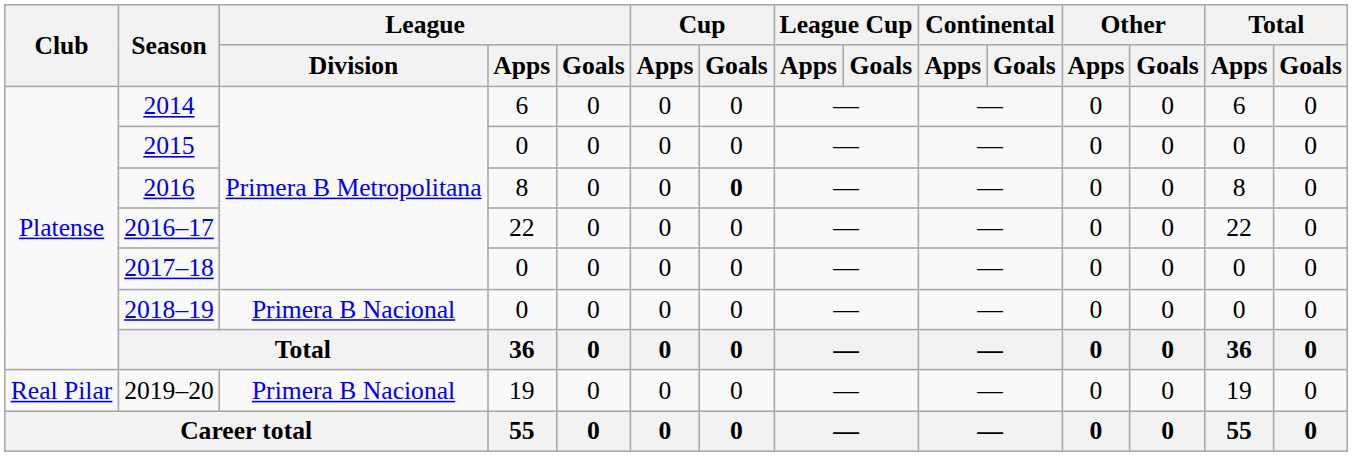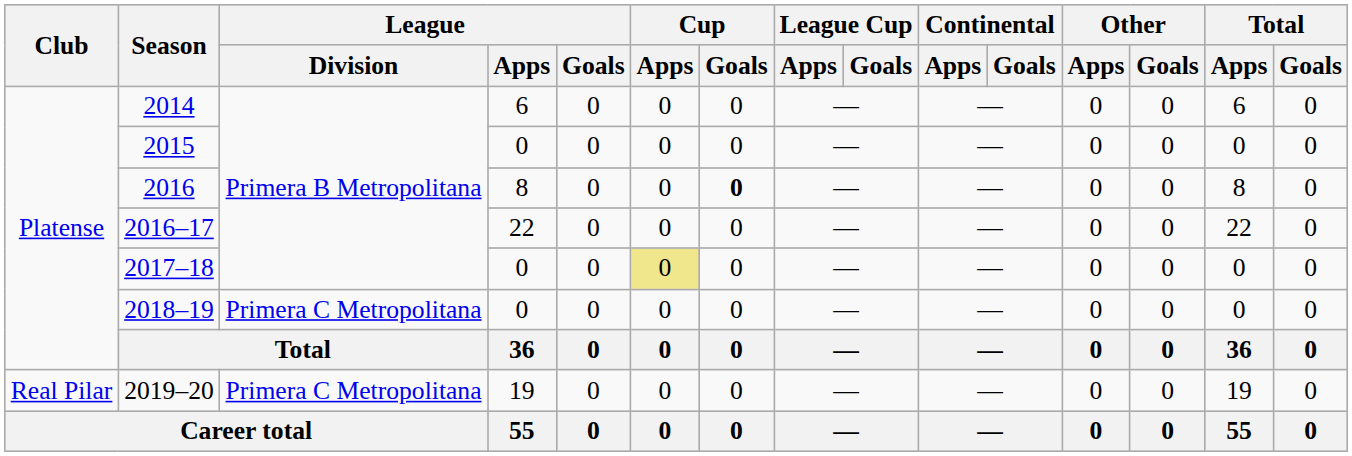(665, 268) no background -> (665, 268) khaki background
(354, 308) Primera B Nacional -> (354, 308) Primera C Metropolitana
(354, 390) Primera B Nacional -> (354, 390) Primera C Metropolitana
